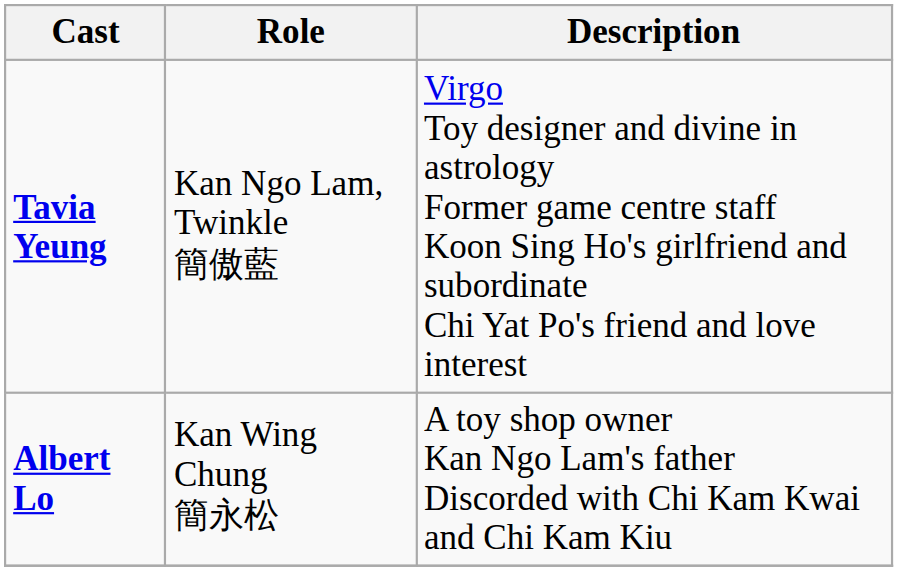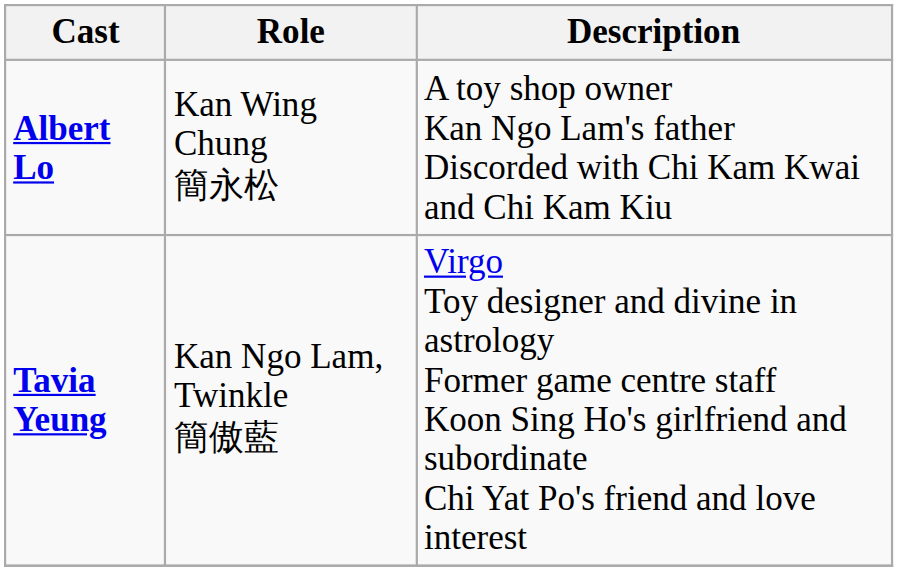rows swapped: (62, 478) <-> (60, 225)
